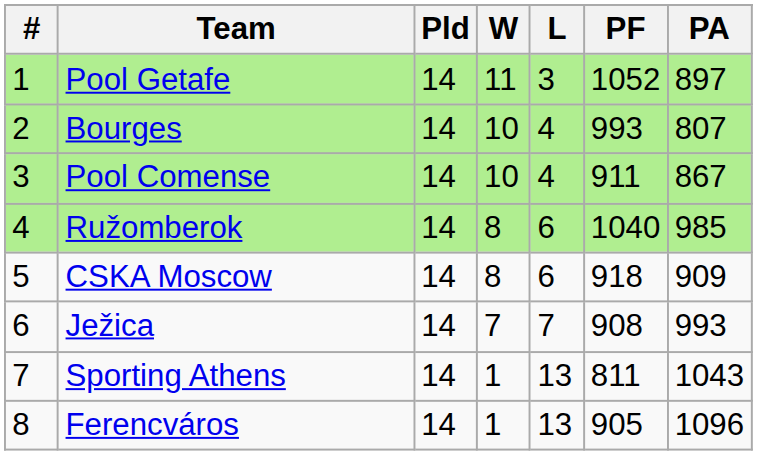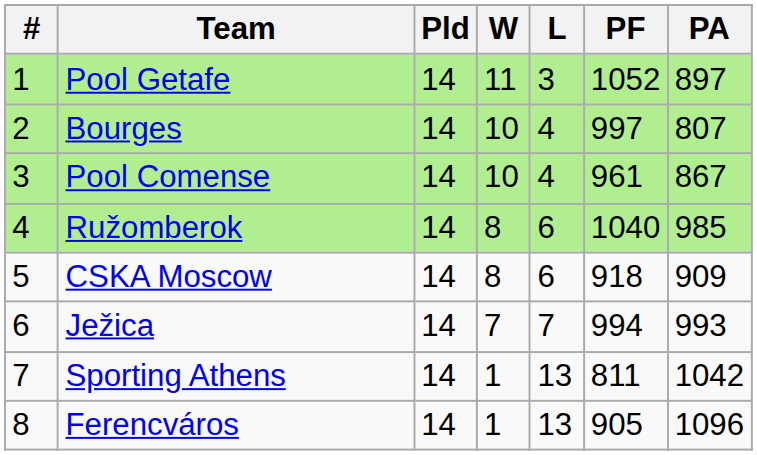(617, 128) 993 -> (617, 128) 997
(616, 177) 911 -> (617, 177) 961
(617, 326) 908 -> (617, 326) 994
(709, 375) 1043 -> (709, 375) 1042
